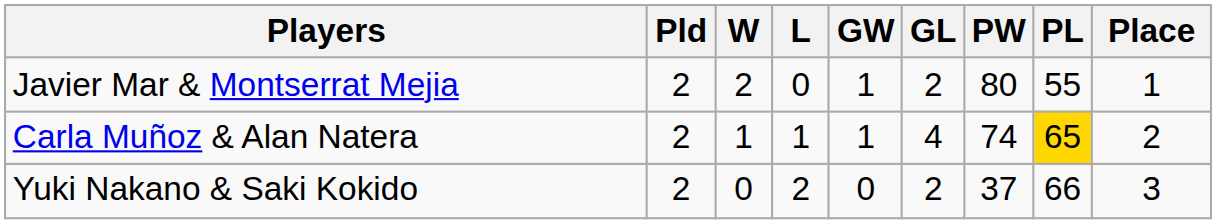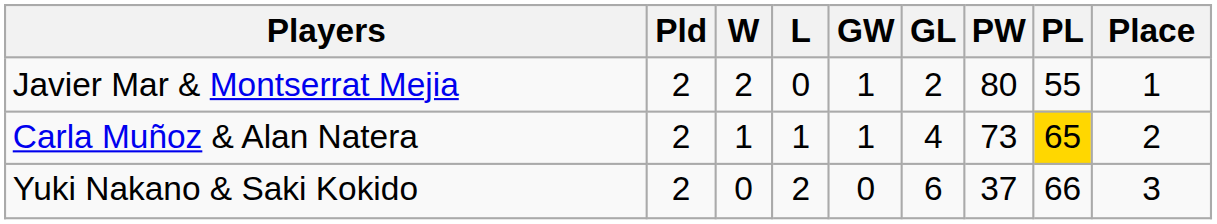(999, 137) 74 -> (999, 137) 73
(933, 190) 2 -> (933, 190) 6
